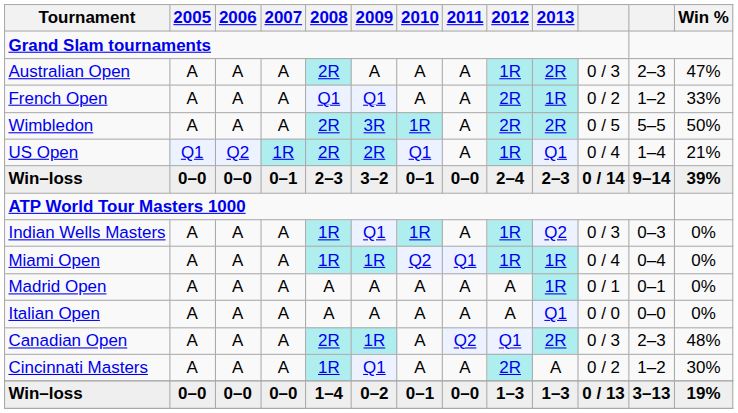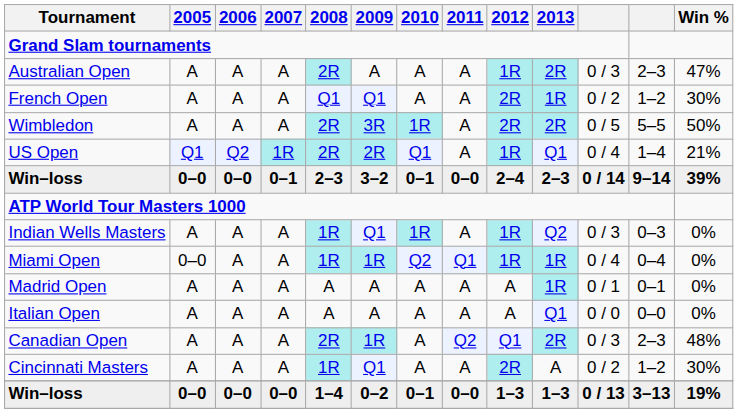(704, 98) 33% -> (704, 98) 30%
(192, 260) A -> (192, 260) 0–0
